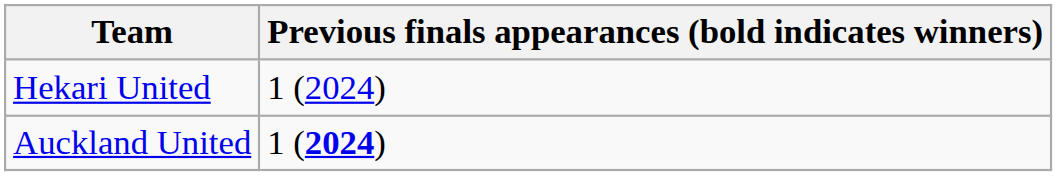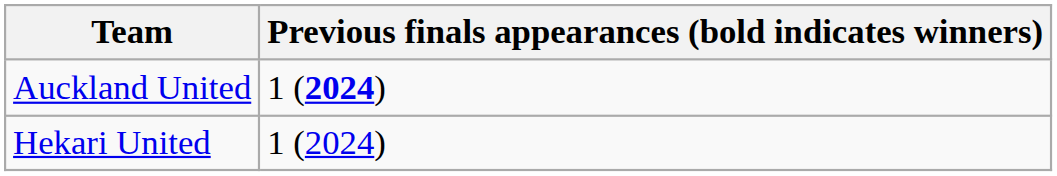rows swapped: (112, 87) <-> (132, 142)
